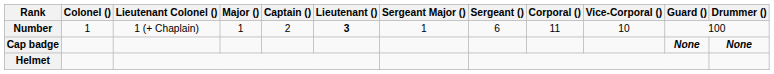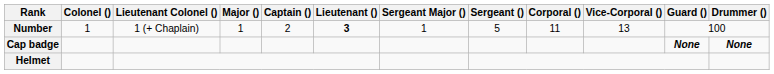(497, 28) 6 -> (497, 28) 5
(624, 28) 10 -> (624, 28) 13
